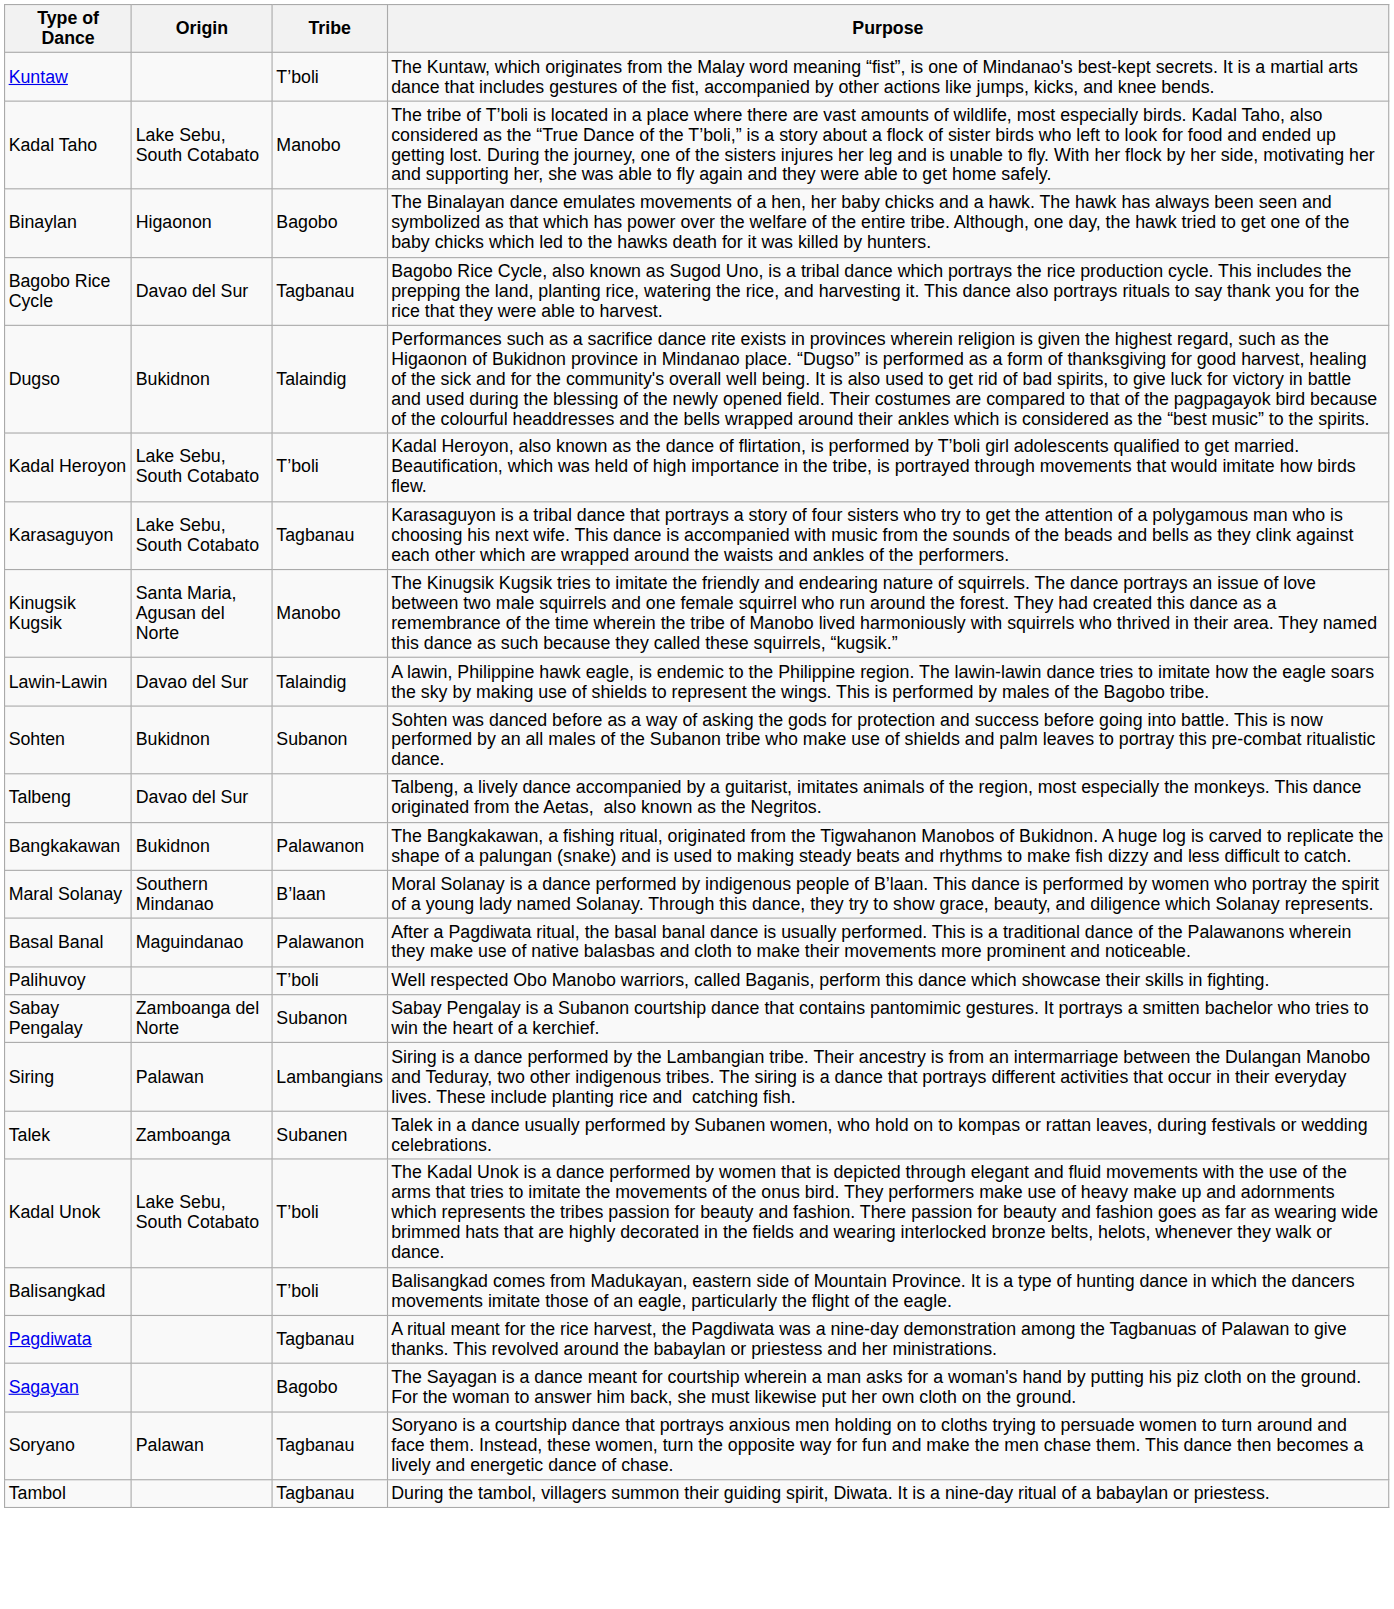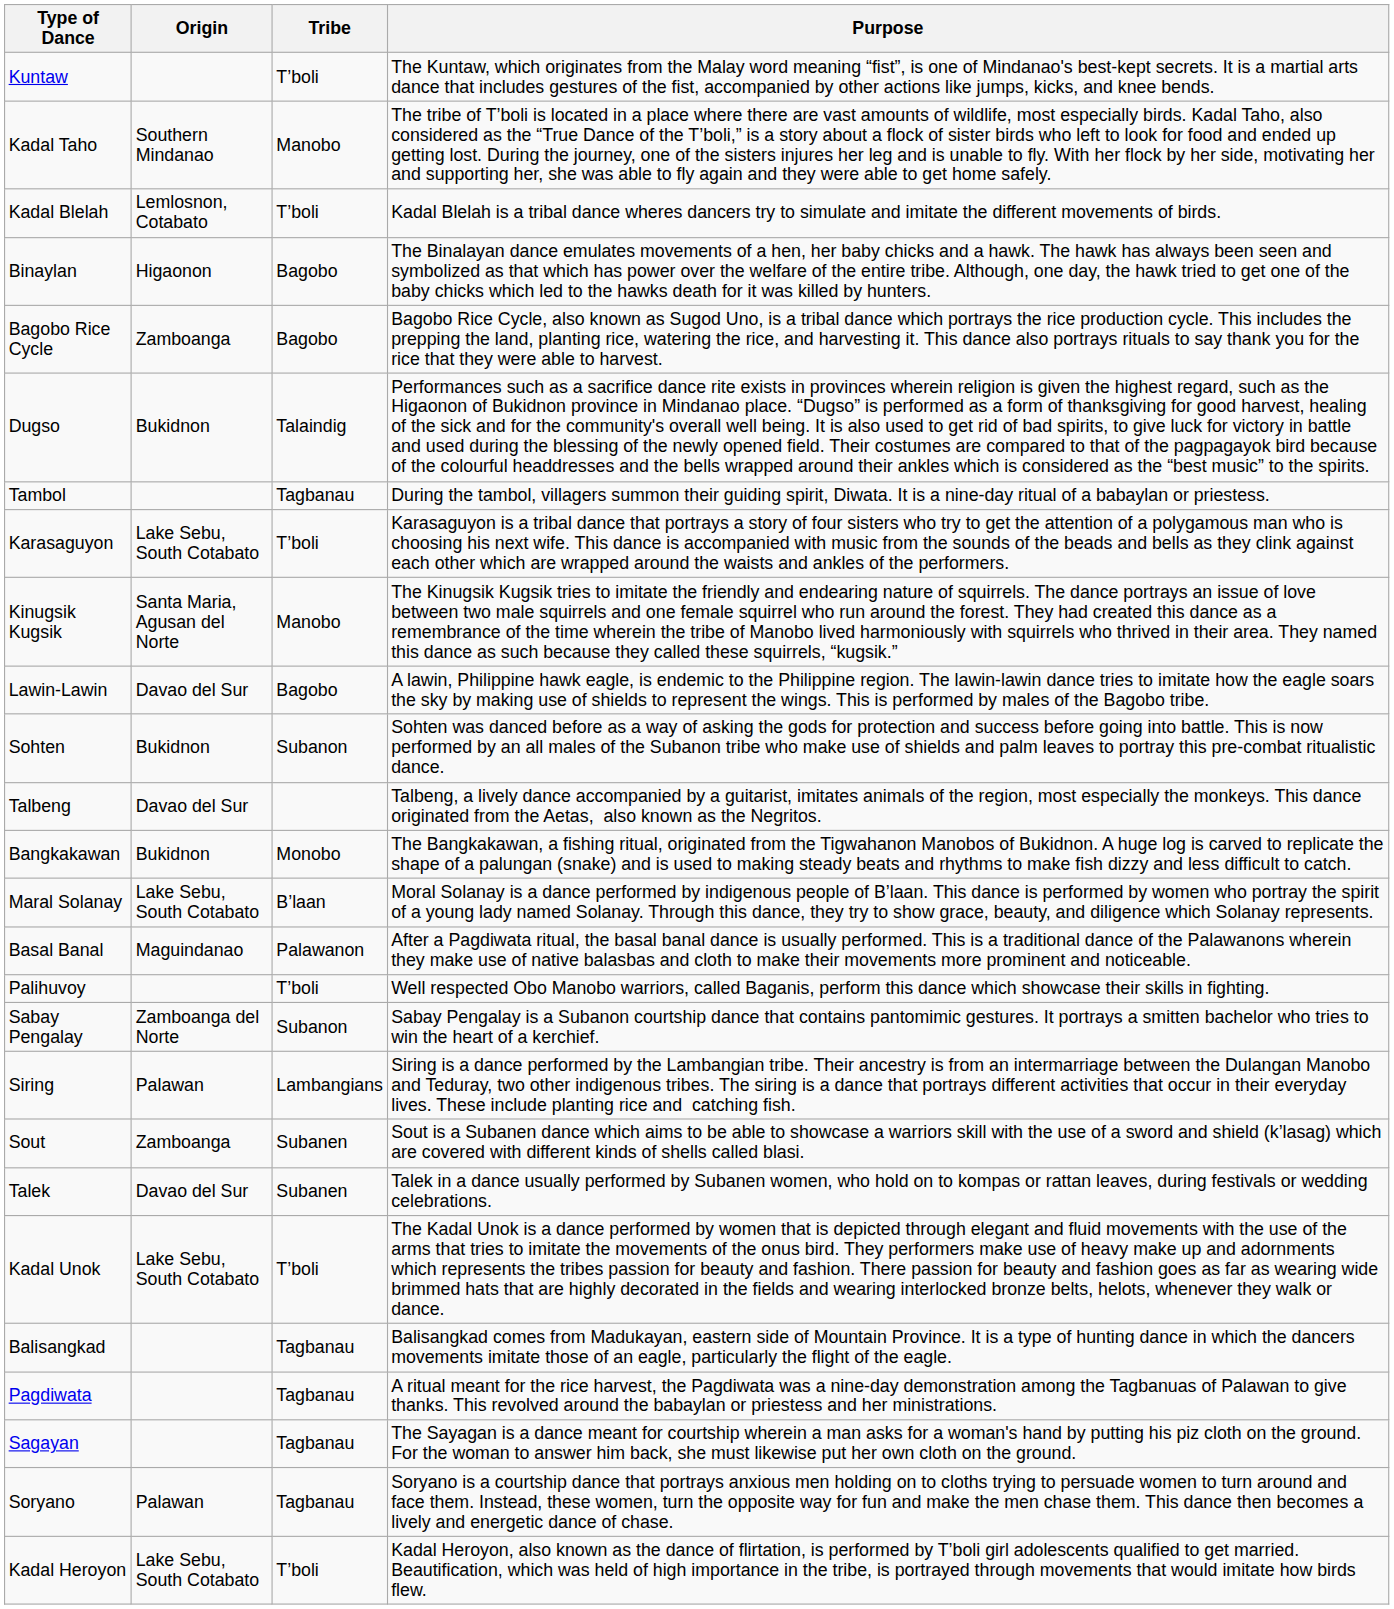(197, 144) Lake Sebu, South Cotabato -> (175, 144) Southern Mindanao
+ row: (59, 212)
(192, 291) Davao del Sur -> (183, 339) Zamboanga
(315, 291) Tagbanau -> (307, 339) Bagobo
rows swapped: (67, 467) <-> (37, 1493)
(315, 535) Tagbanau -> (298, 543) T’boli
(311, 681) Talaindig -> (307, 689) Bagobo
(320, 846) Palawanon -> (308, 854) Monobo
(175, 894) Southern Mindanao -> (197, 902) Lake Sebu, South Cotabato
+ row: (27, 1143)
(183, 1134) Zamboanga -> (192, 1191) Davao del Sur
(298, 1291) T’boli -> (315, 1347) Tagbanau
(307, 1387) Bagobo -> (315, 1443) Tagbanau
